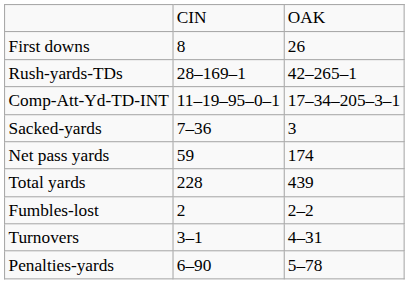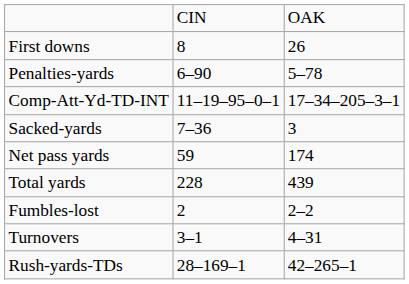rows swapped: (66, 73) <-> (61, 264)
